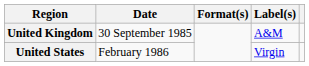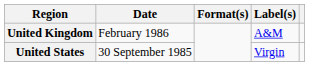(145, 33) 30 September 1985 -> (134, 33) February 1986
(134, 52) February 1986 -> (145, 52) 30 September 1985
